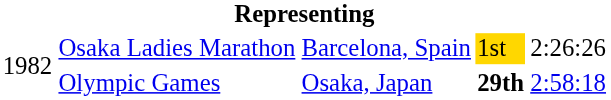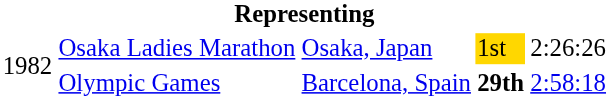(386, 48) Barcelona, Spain -> (367, 48) Osaka, Japan
(367, 82) Osaka, Japan -> (386, 82) Barcelona, Spain
